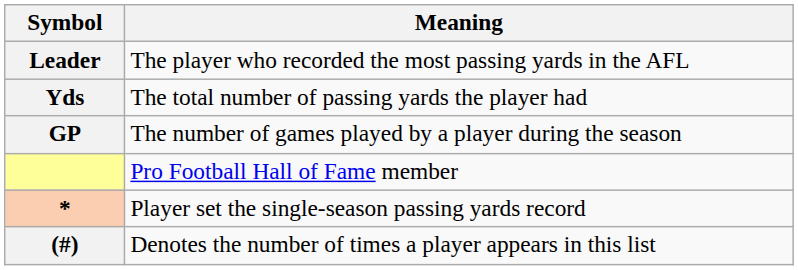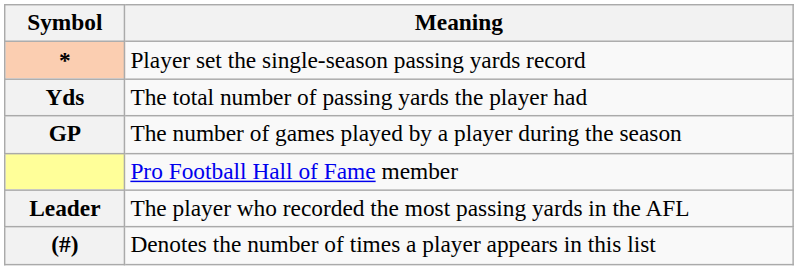rows swapped: (65, 60) <-> (65, 208)
